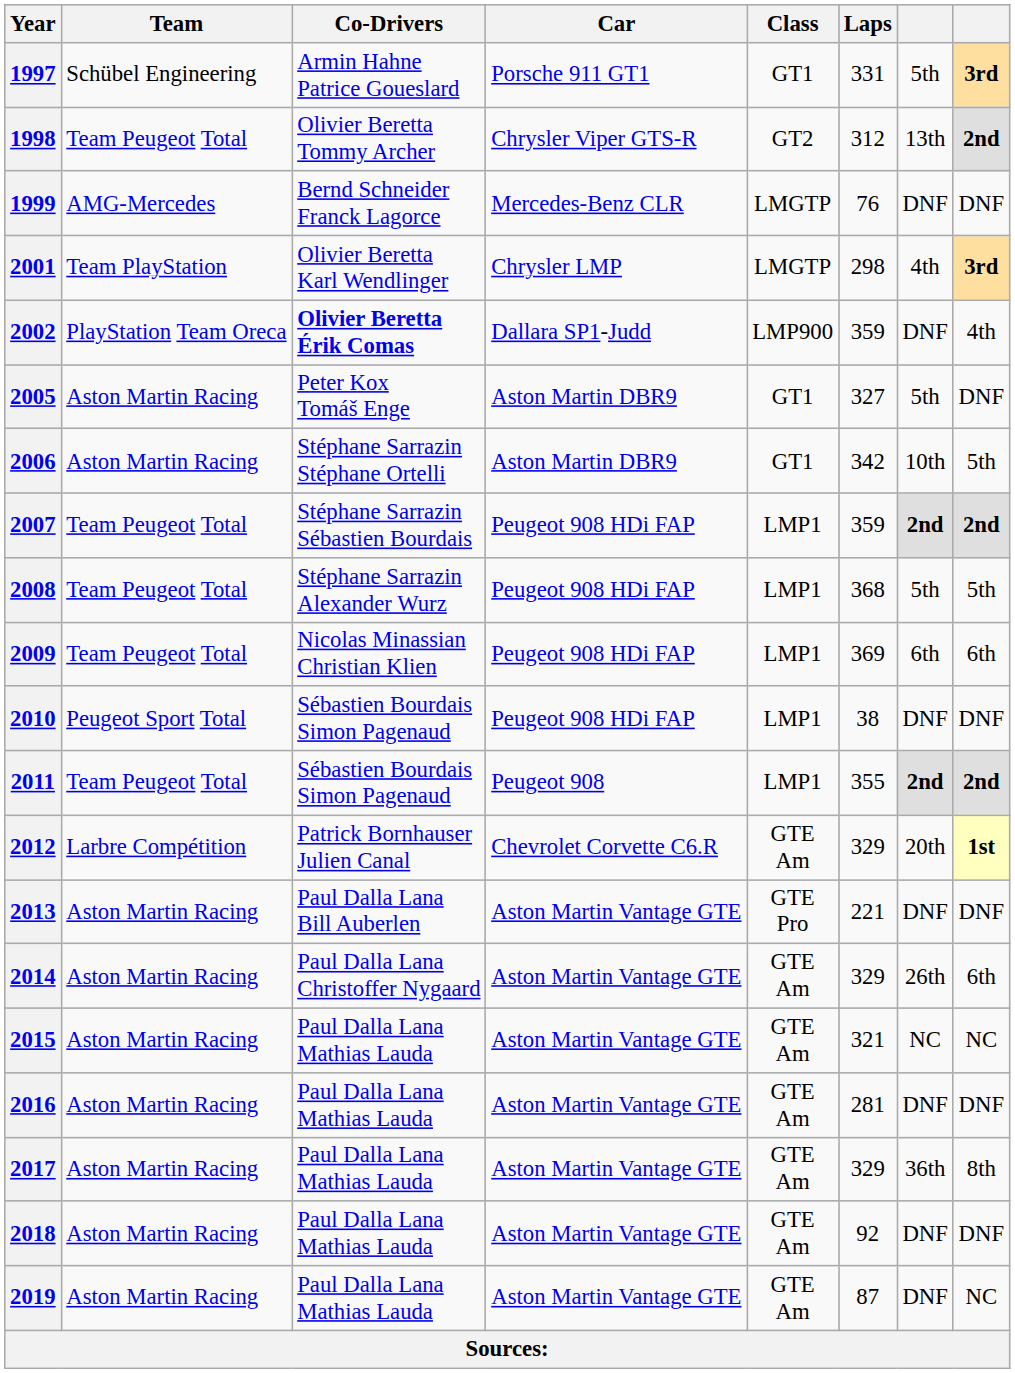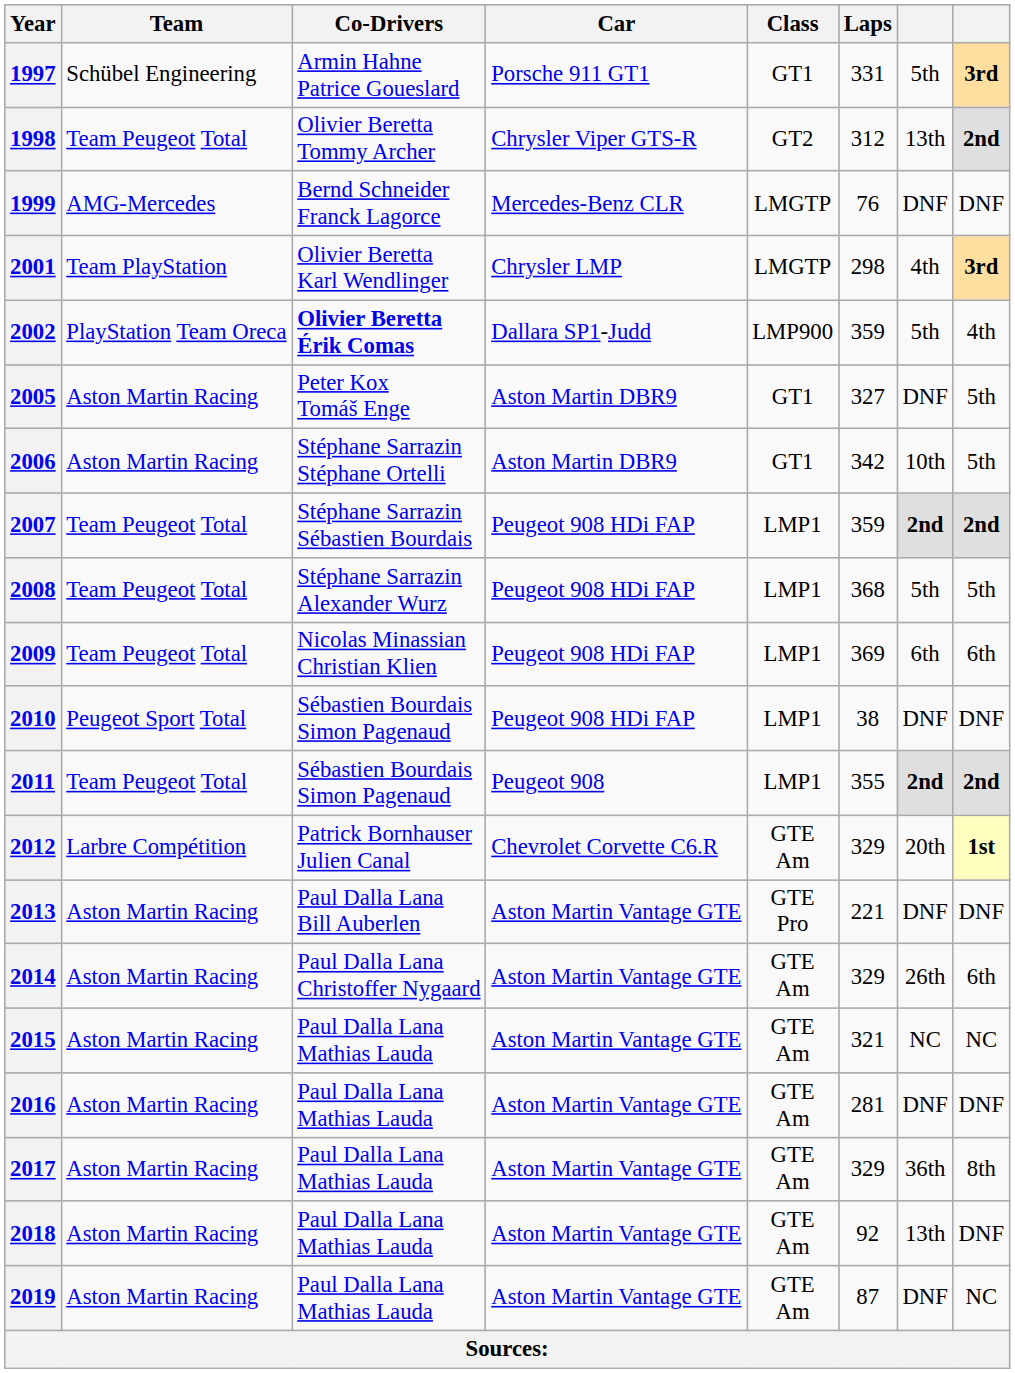(925, 332) DNF -> (925, 332) 5th
(925, 396) 5th -> (925, 396) DNF
(981, 396) DNF -> (981, 396) 5th
(925, 1233) DNF -> (925, 1233) 13th
